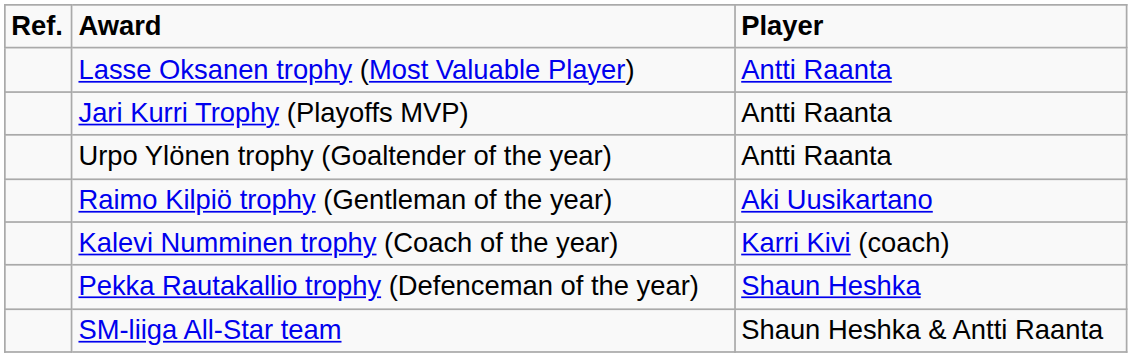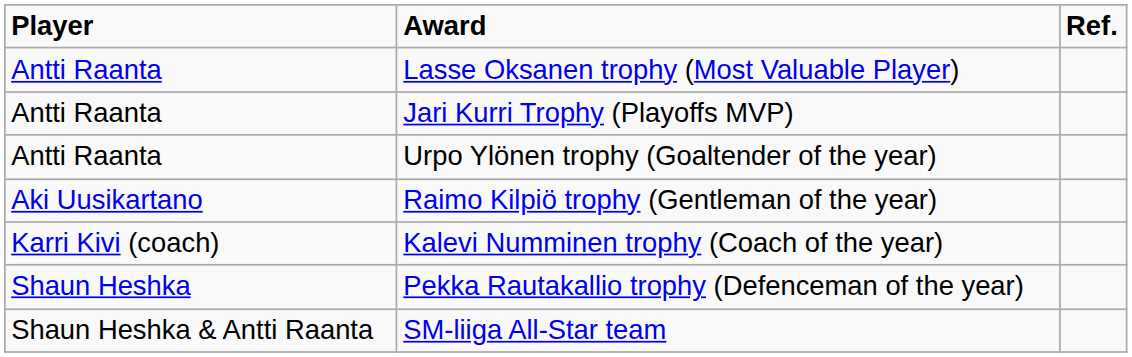columns swapped: (782, 26) <-> (37, 26)
